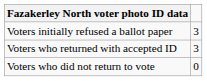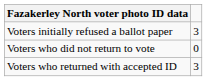rows swapped: (92, 48) <-> (81, 66)
